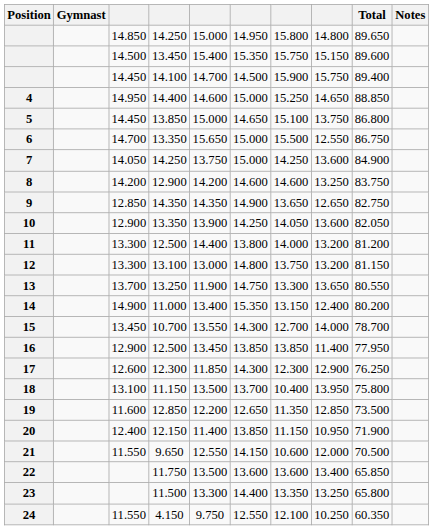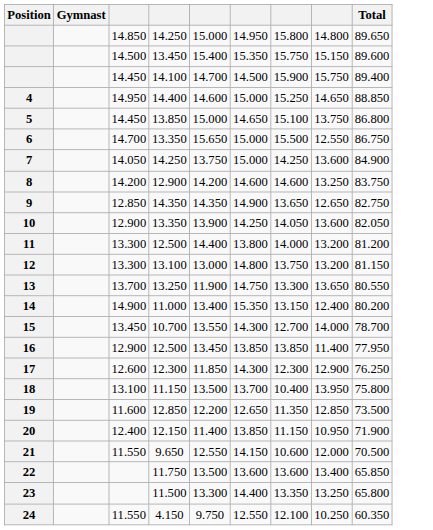- column: (410, 15)
